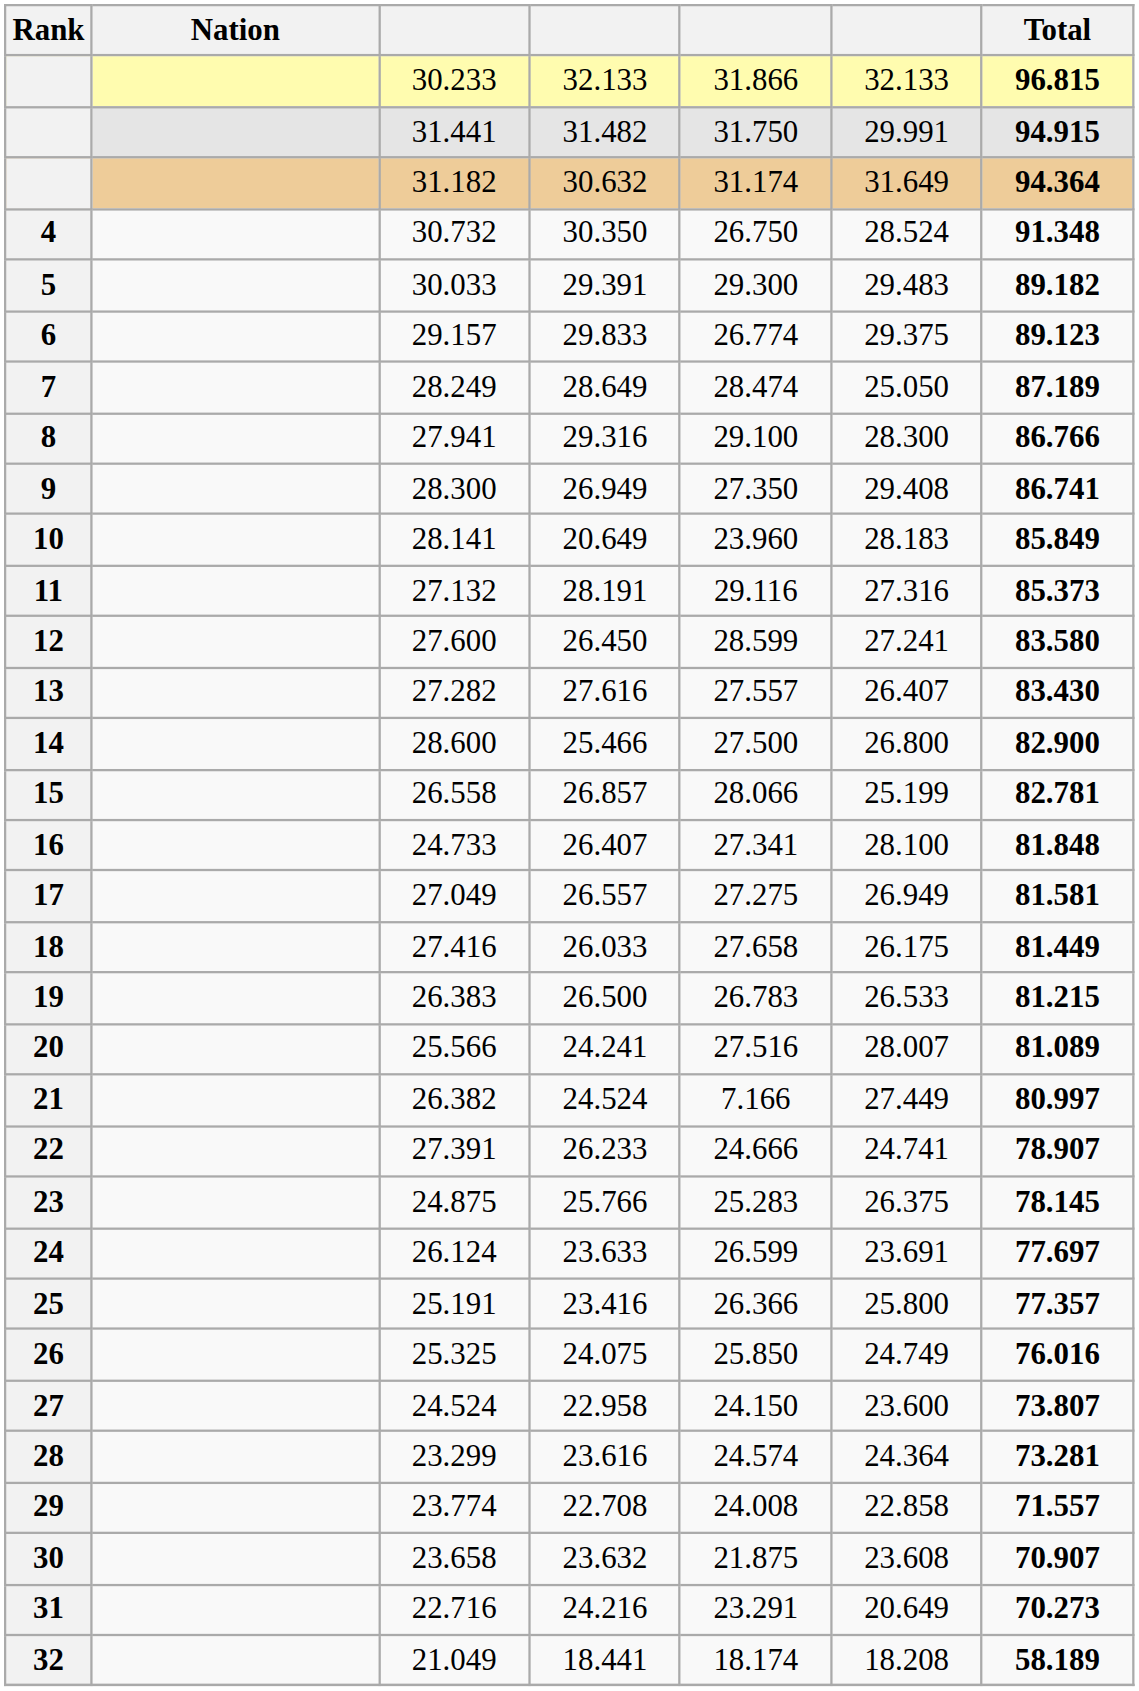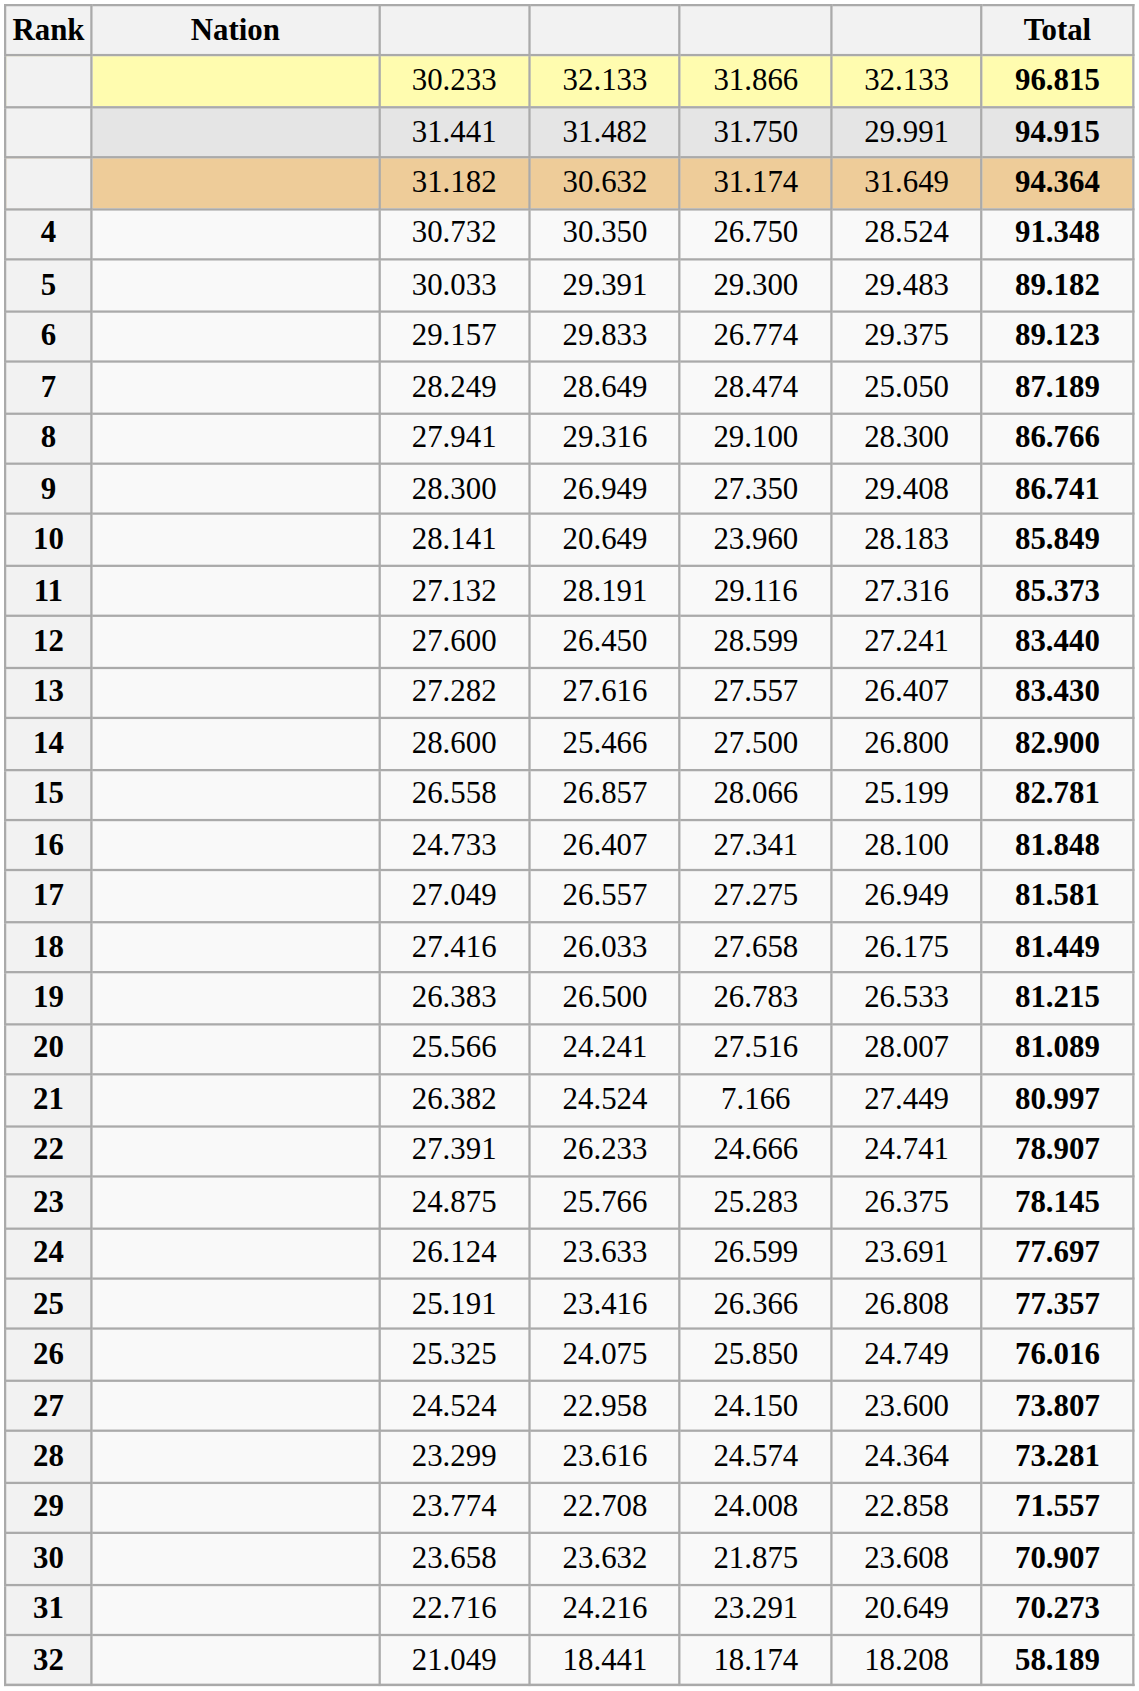(1057, 640) 83.580 -> (1057, 640) 83.440
(907, 1302) 25.800 -> (907, 1302) 26.808
